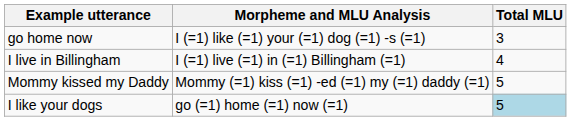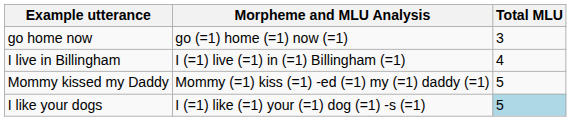(300, 37) I (=1) like (=1) your (=1) dog (=1) -s (=1) -> (262, 37) go (=1) home (=1) now (=1)
(262, 104) go (=1) home (=1) now (=1) -> (300, 104) I (=1) like (=1) your (=1) dog (=1) -s (=1)
